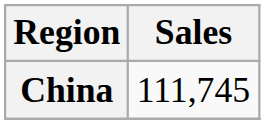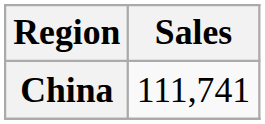(193, 89) 111,745 -> (193, 89) 111,741
